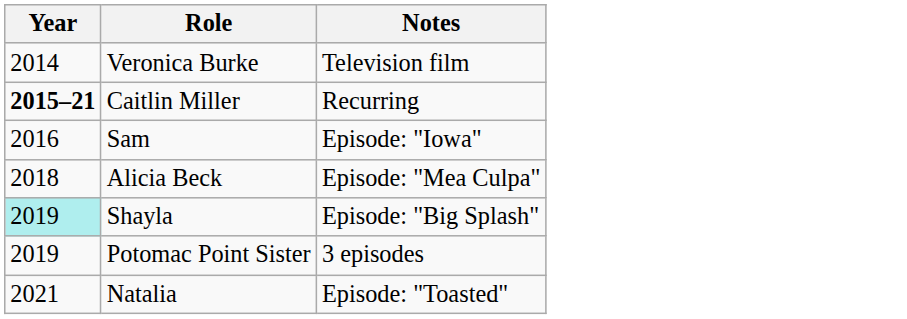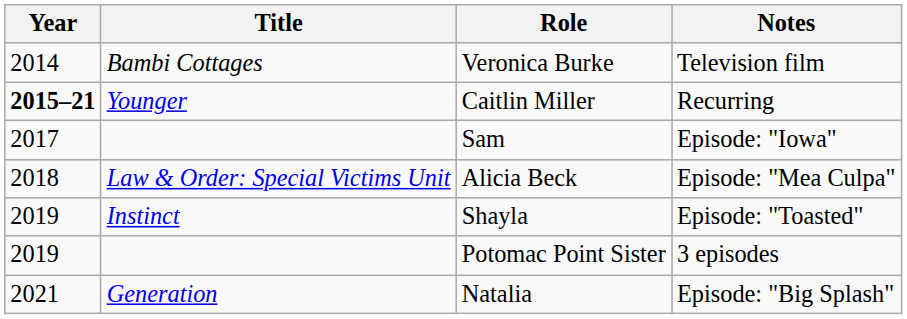+ column: (279, 23)
(35, 139) 2016 -> (35, 139) 2017
(35, 216) paleturquoise background -> (35, 216) no background
(431, 216) Episode: "Big Splash" -> (770, 216) Episode: "Toasted"
(415, 293) Episode: "Toasted" -> (786, 293) Episode: "Big Splash"
